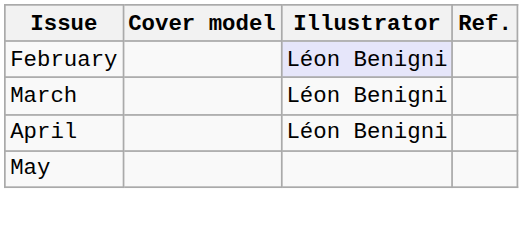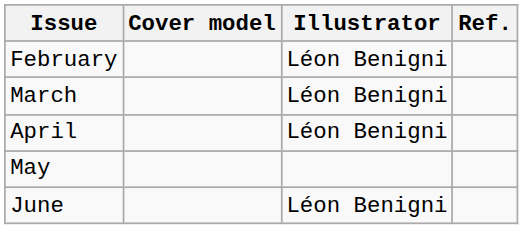(367, 60) lavender background -> (367, 60) no background
+ row: (37, 205)
